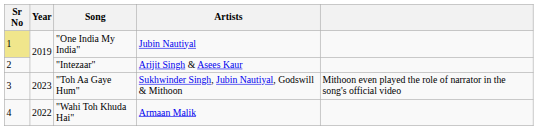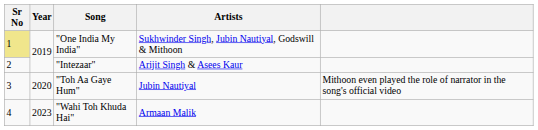(167, 44) Jubin Nautiyal -> (226, 44) Sukhwinder Singh, Jubin Nautiyal, Godswill & Mithoon
(42, 86) 2023 -> (42, 86) 2020
(226, 86) Sukhwinder Singh, Jubin Nautiyal, Godswill & Mithoon -> (167, 86) Jubin Nautiyal
(42, 112) 2022 -> (42, 112) 2023
